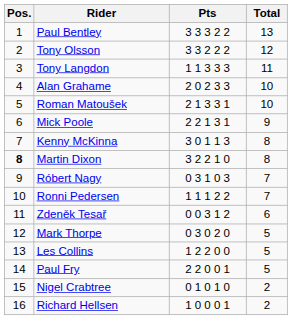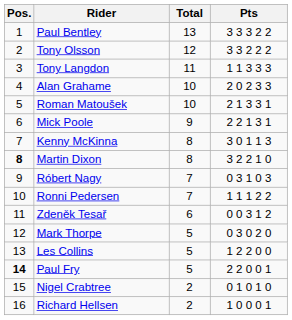columns swapped: (208, 13) <-> (267, 13)
(19, 269) normal -> (19, 269) bold
